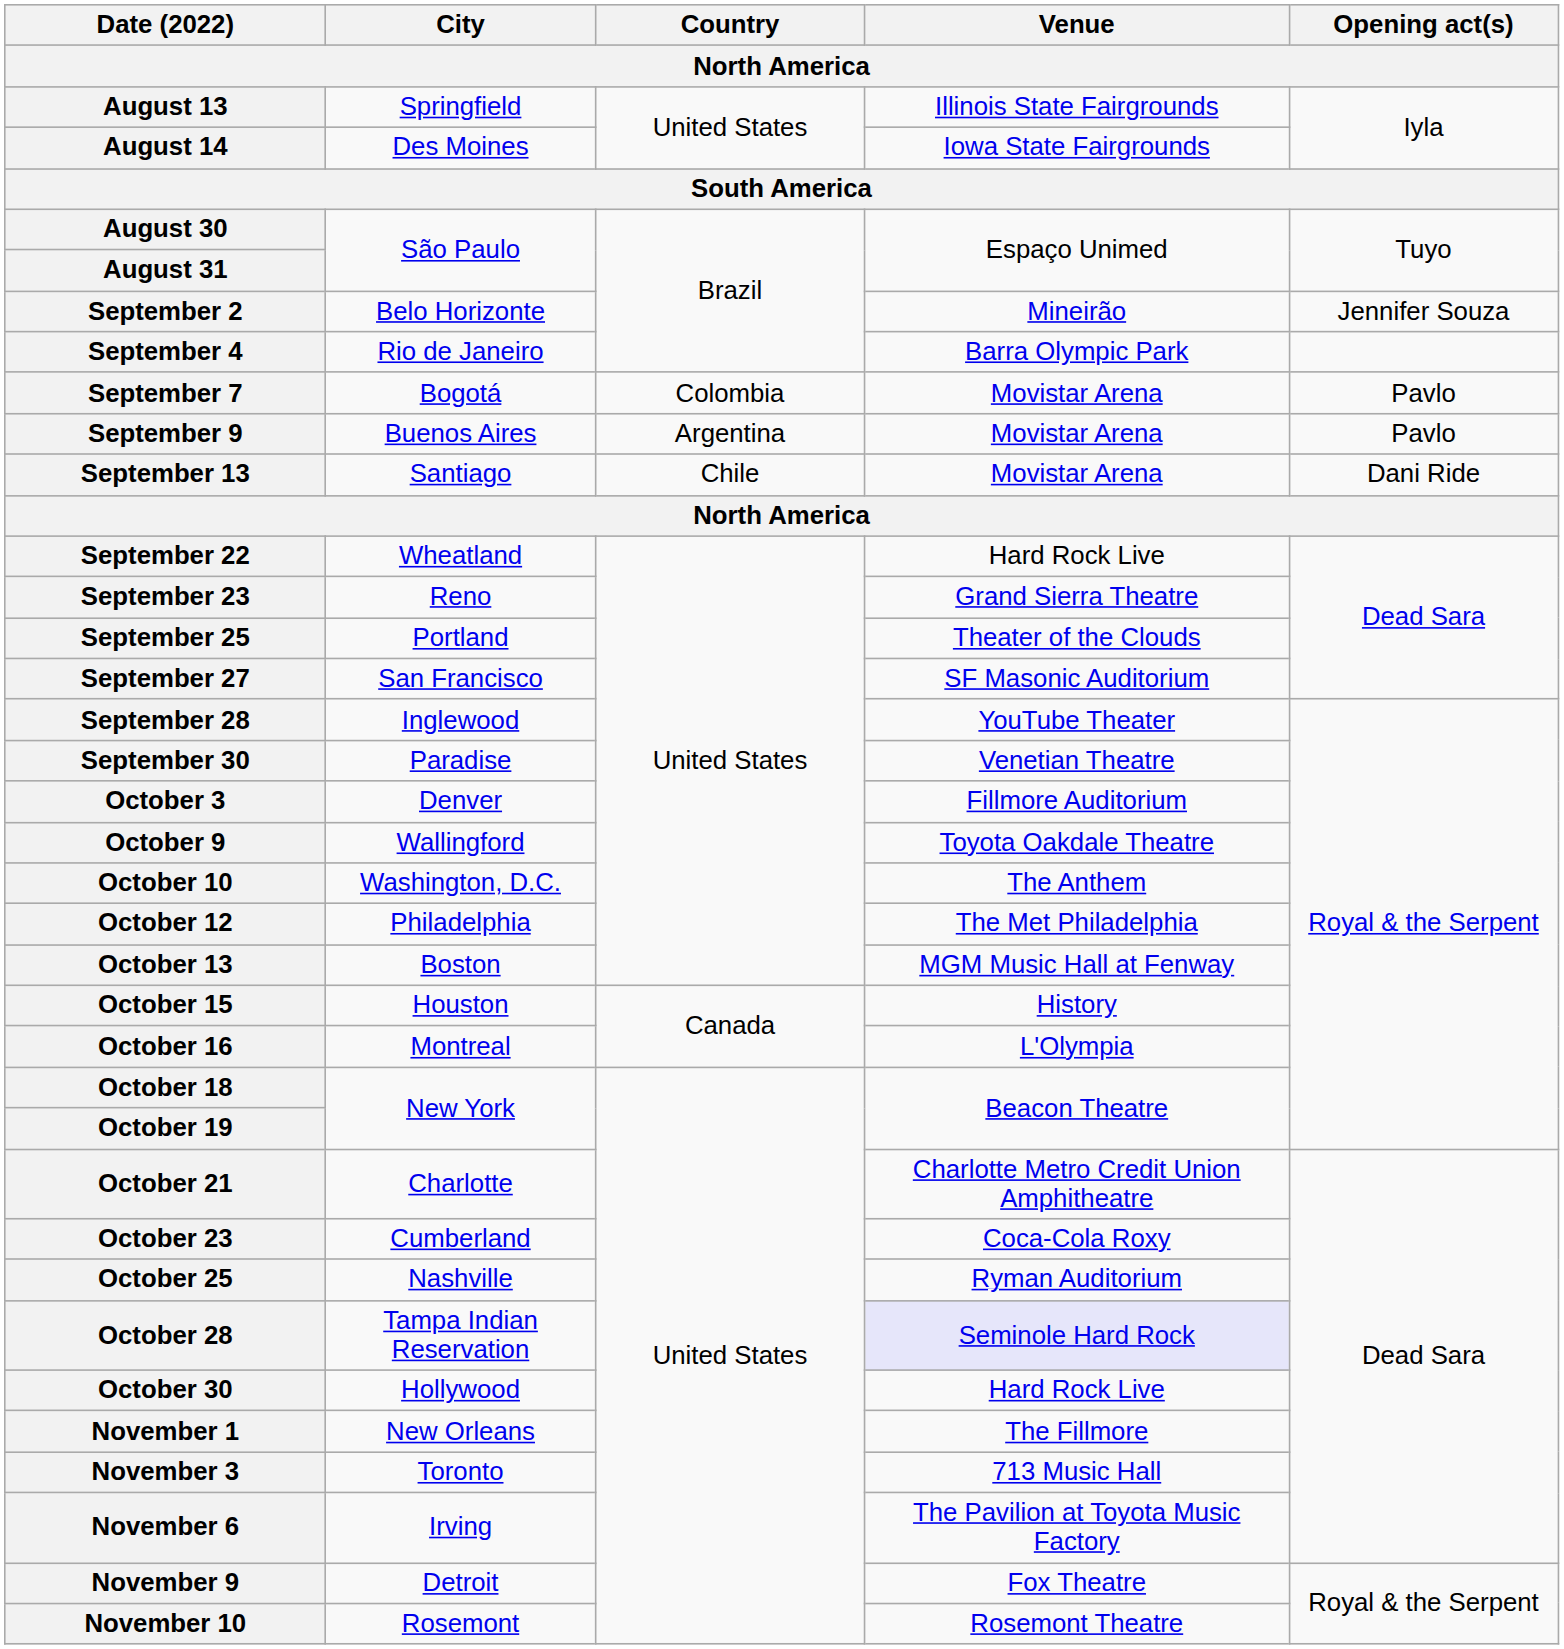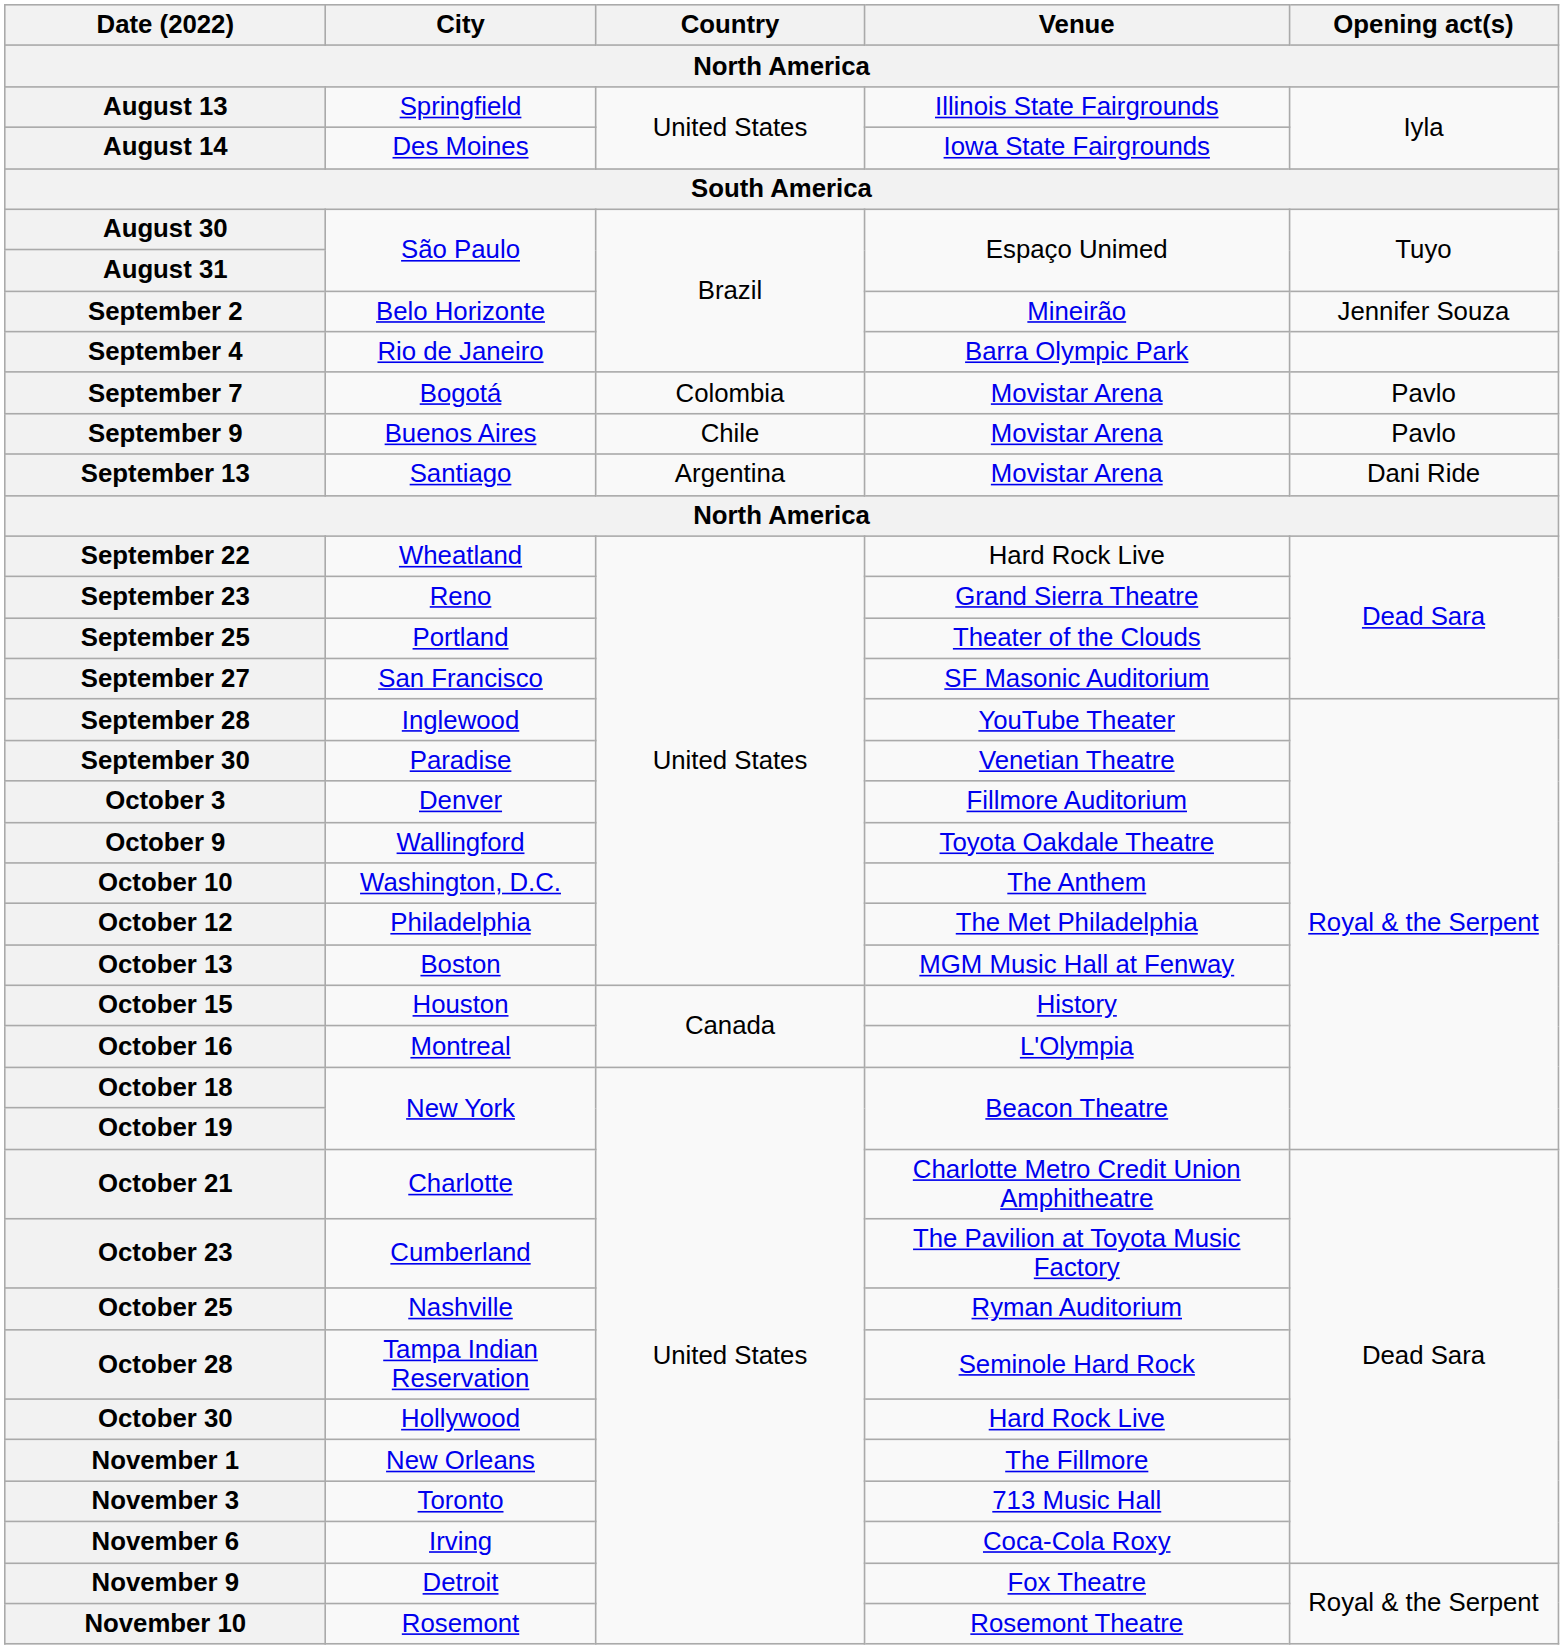(730, 433) Argentina -> (730, 433) Chile
(730, 474) Chile -> (730, 474) Argentina
(1077, 1238) Coca-Cola Roxy -> (1077, 1253) The Pavilion at Toyota Music Factory
(1077, 1334) lavender background -> (1077, 1363) no background
(1077, 1527) The Pavilion at Toyota Music Factory -> (1077, 1541) Coca-Cola Roxy
